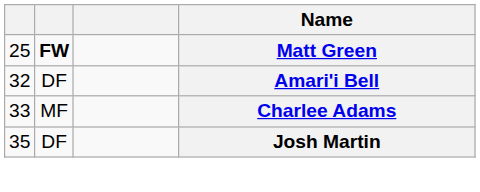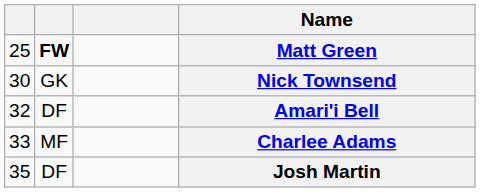+ row: (327, 80)
